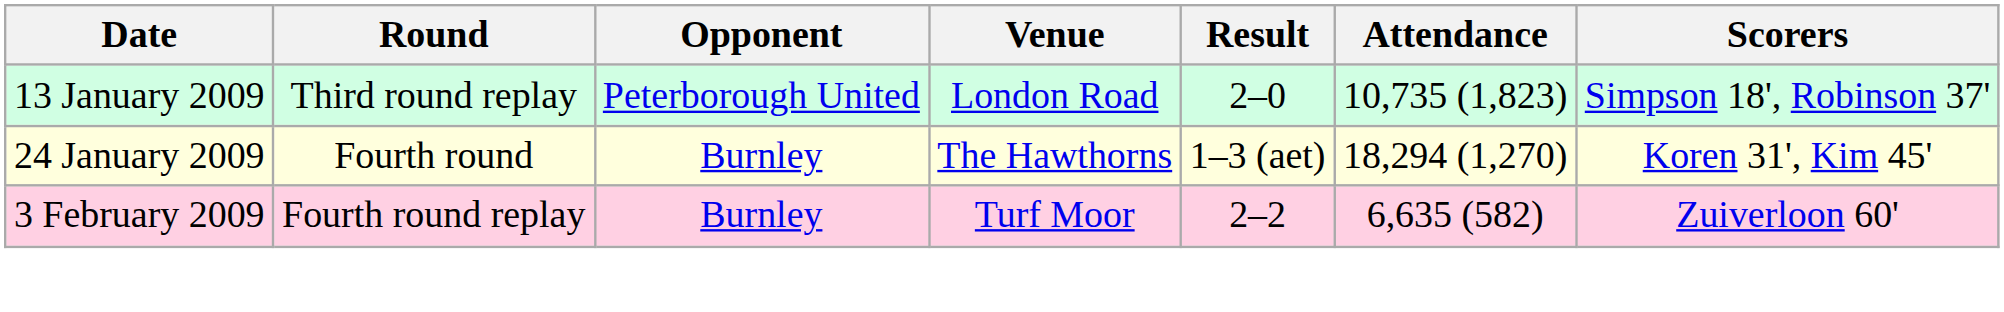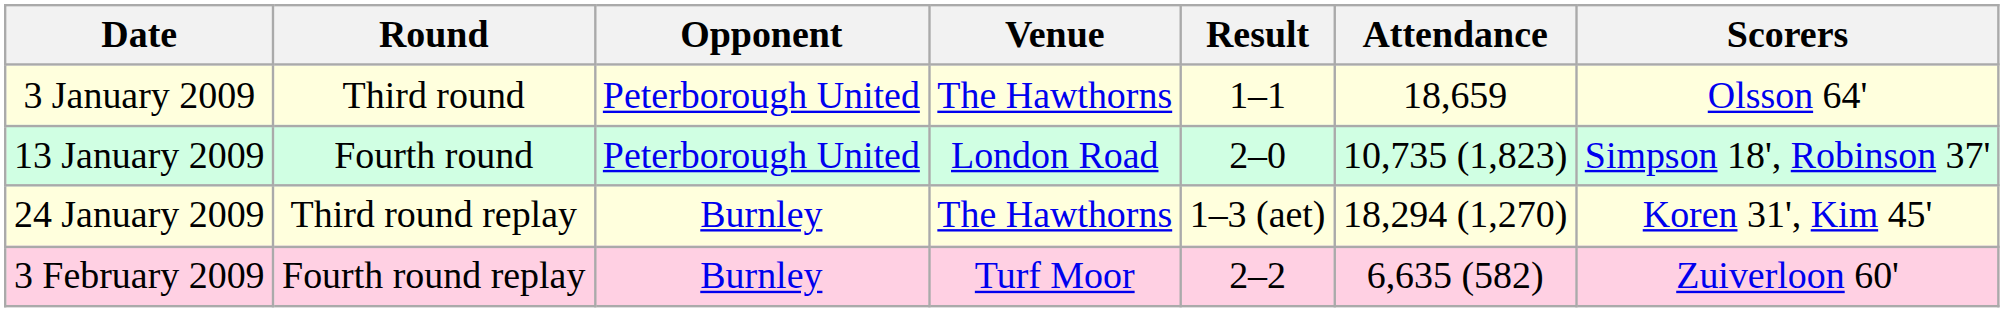+ row: (139, 94)
(434, 94) Third round replay -> (434, 154) Fourth round
(434, 154) Fourth round -> (434, 214) Third round replay
